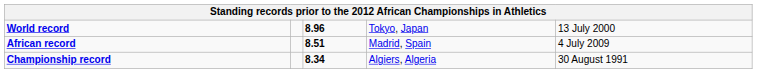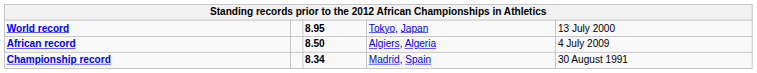(315, 28) 8.96 -> (315, 28) 8.95
(315, 44) 8.51 -> (315, 44) 8.50
(400, 44) Madrid, Spain -> (402, 44) Algiers, Algeria
(402, 60) Algiers, Algeria -> (400, 60) Madrid, Spain
